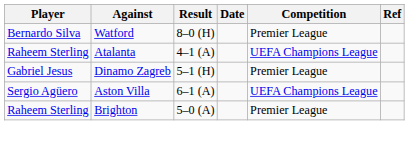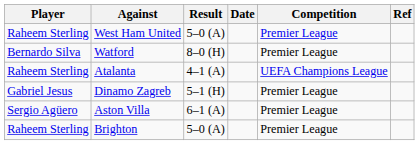+ row: (138, 33)
(314, 91) UEFA Champions League -> (299, 110) Premier League
